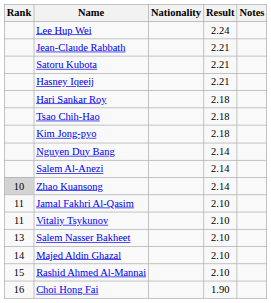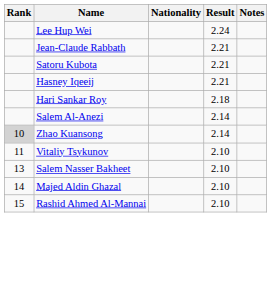- row: (68, 117)
- row: (66, 134)
- row: (75, 151)
- row: (85, 203)
- row: (67, 290)
